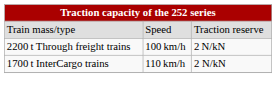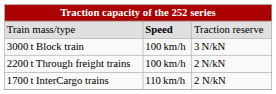(158, 30) normal -> (159, 30) bold
+ row: (45, 47)
